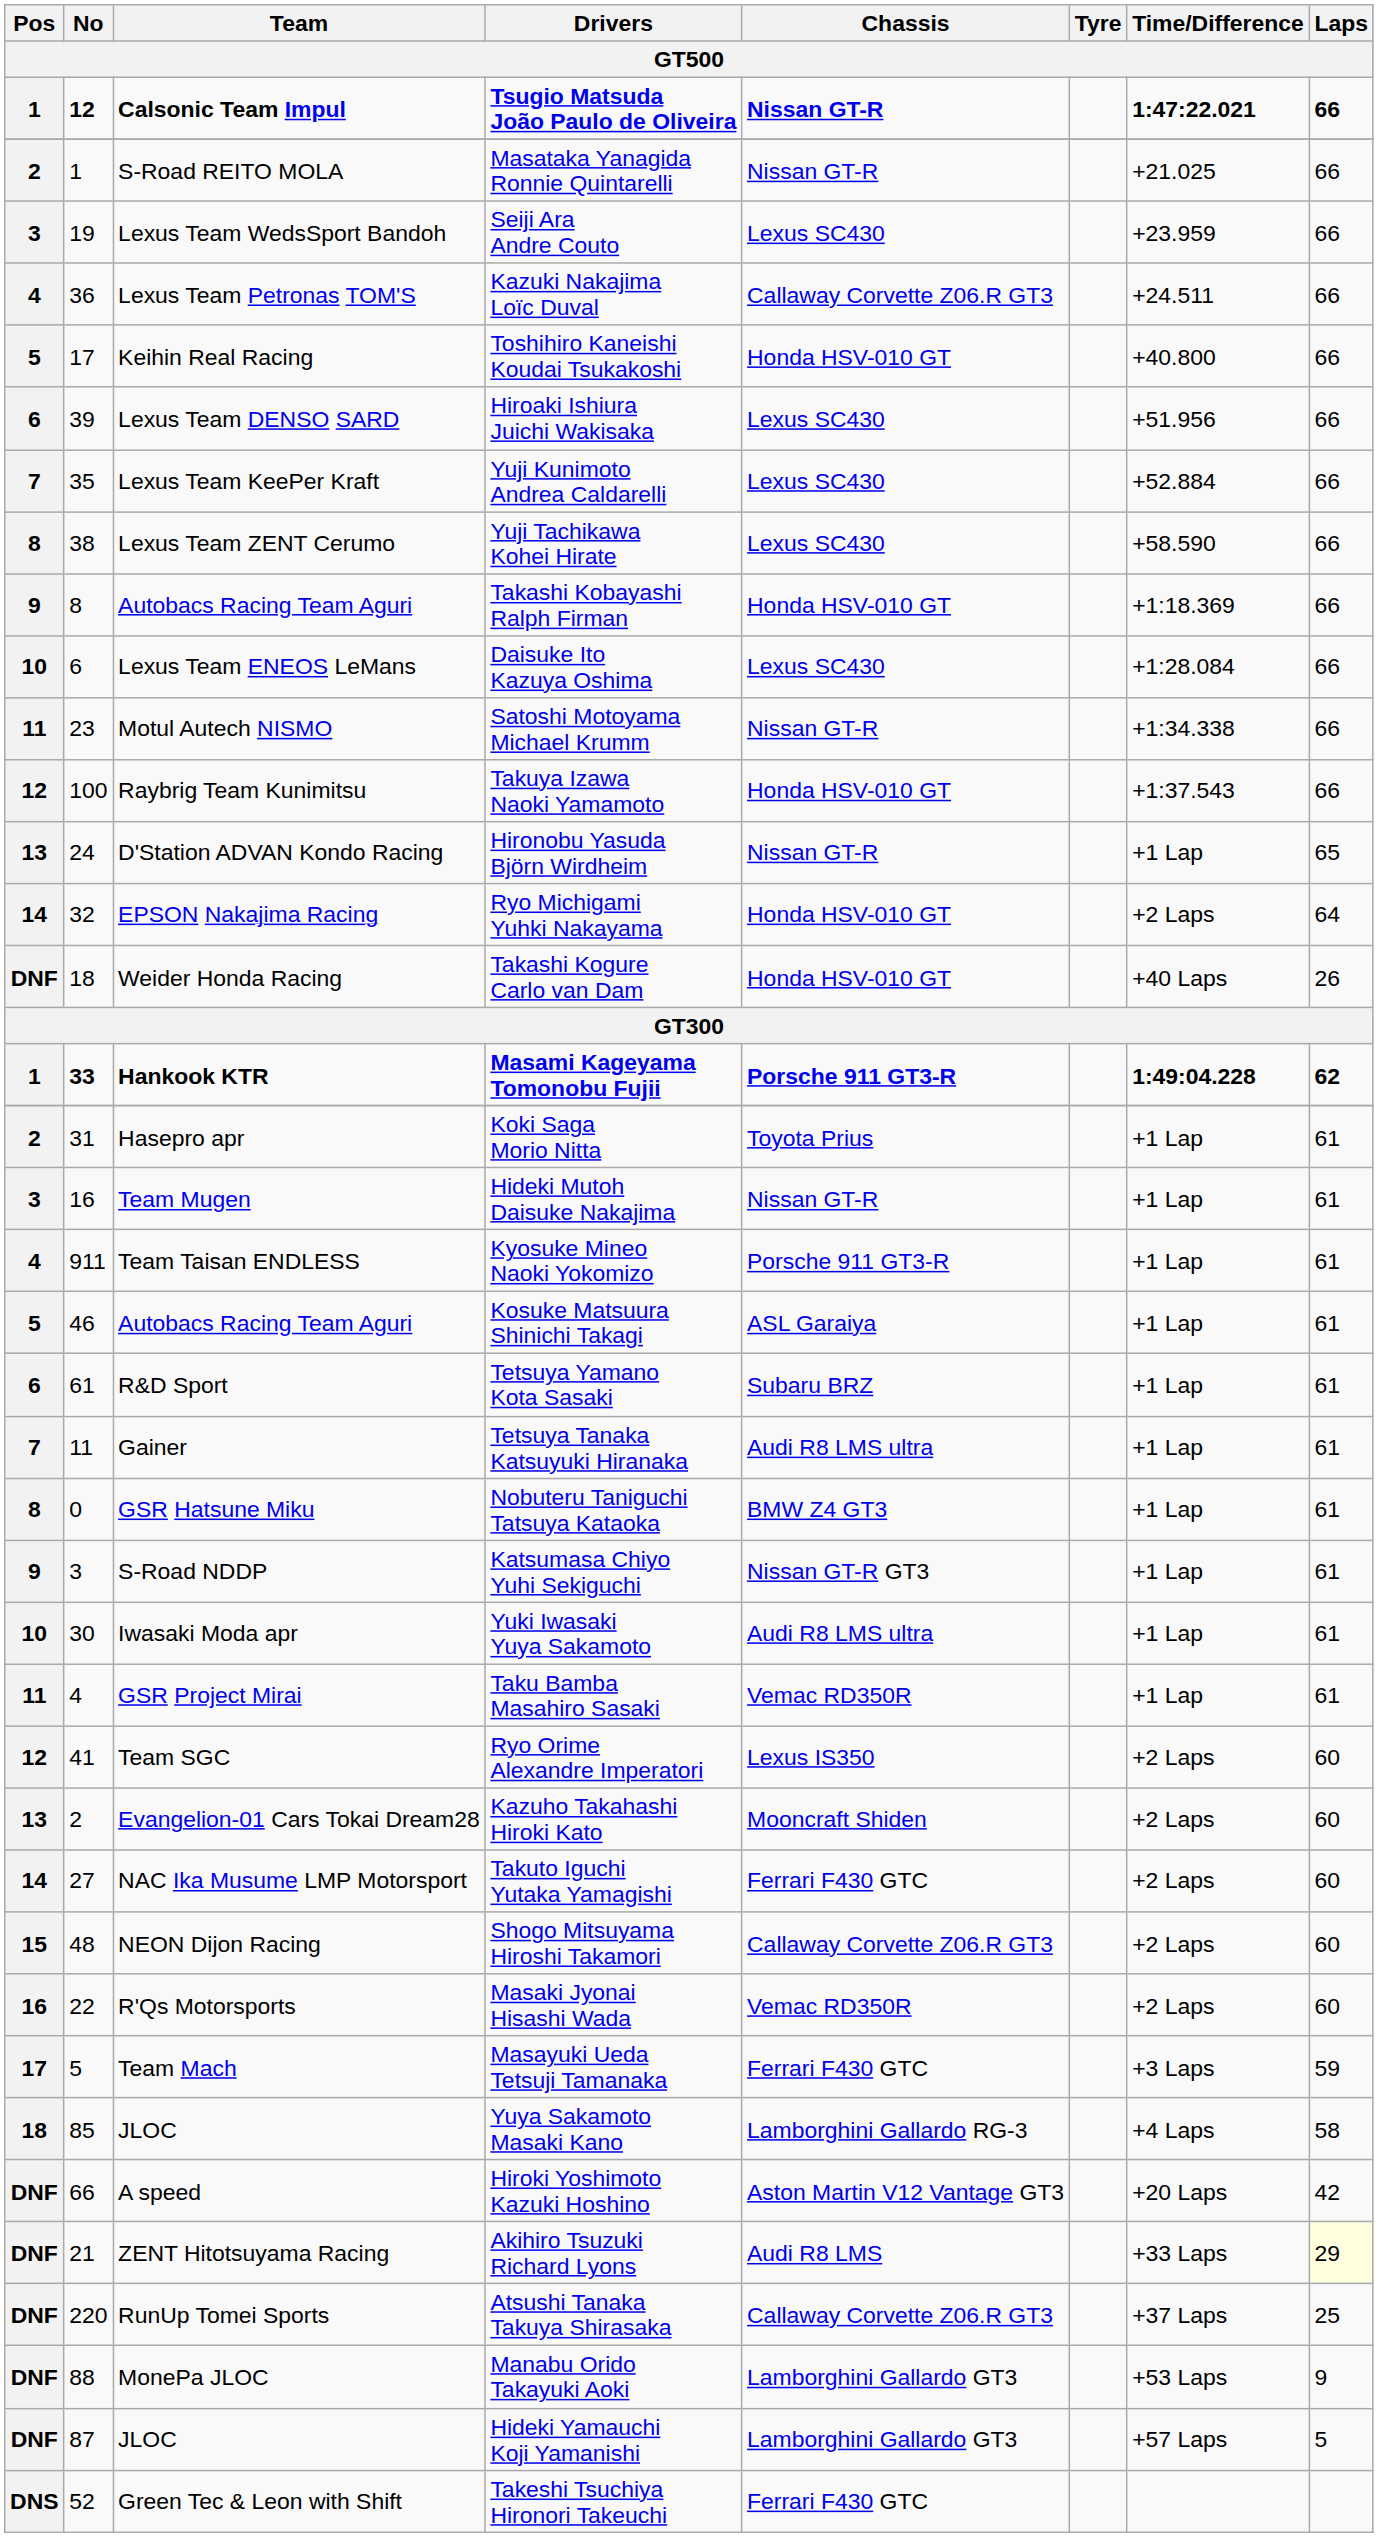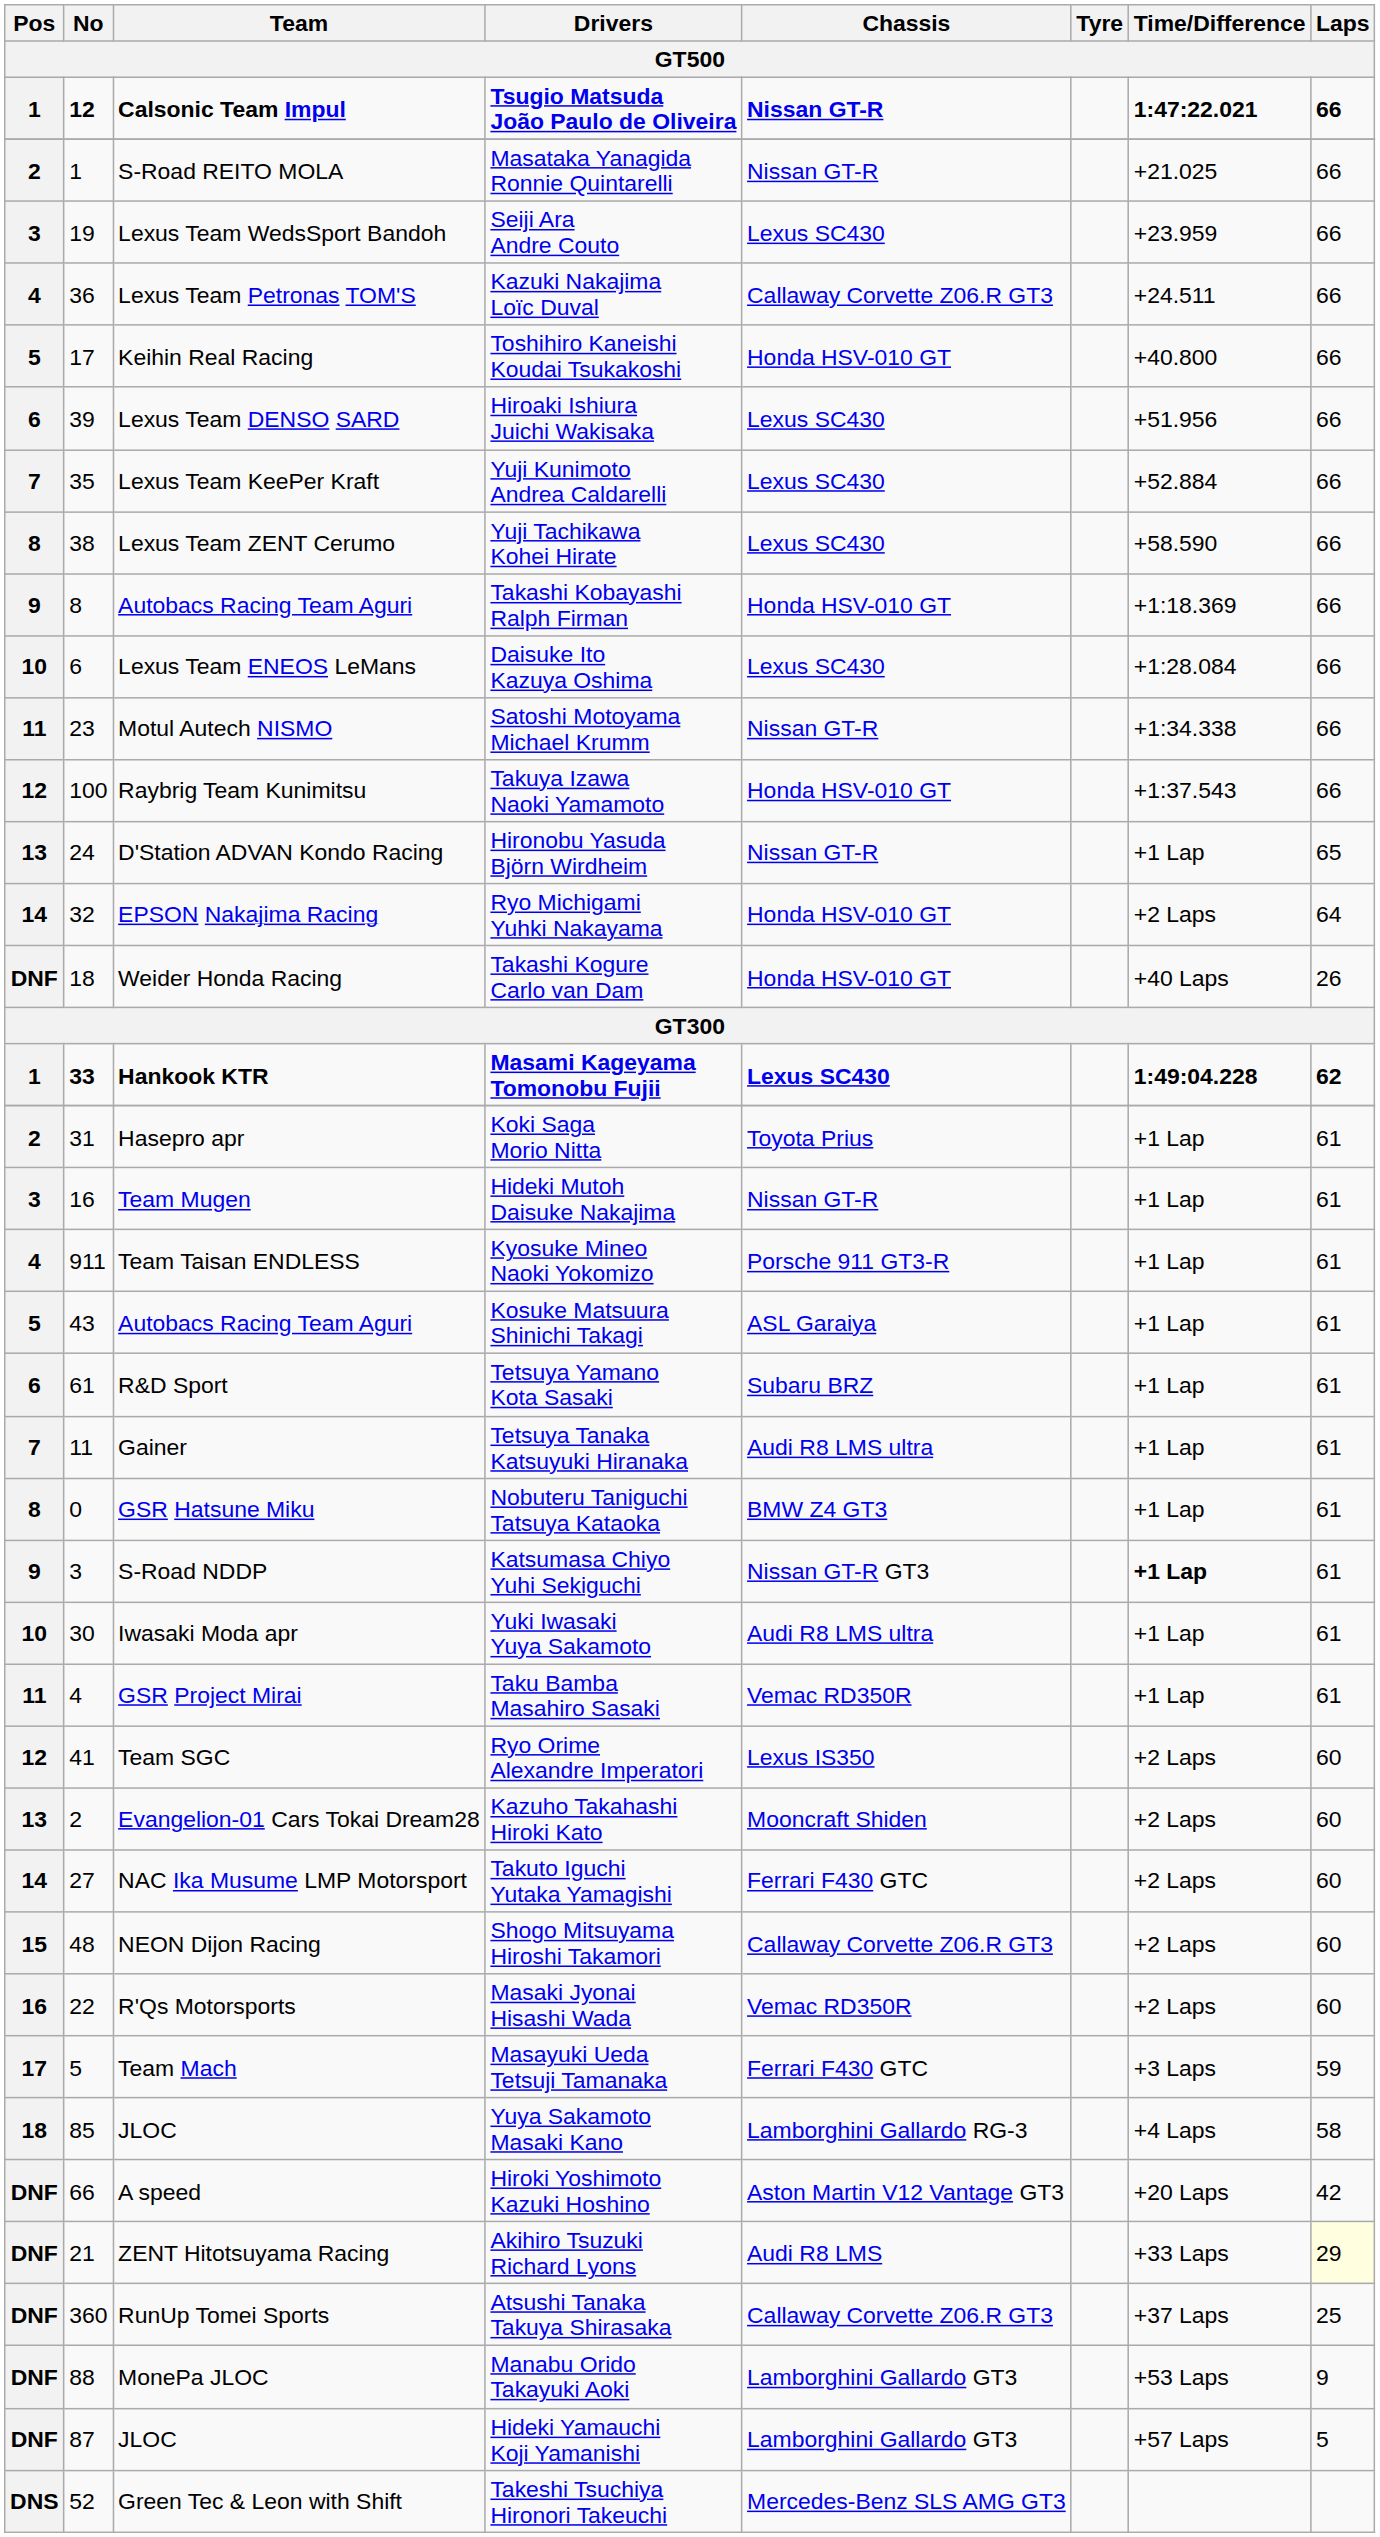(852, 1075) Porsche 911 GT3-R -> (818, 1075) Lexus SC430
(82, 1323) 46 -> (82, 1323) 43
(1168, 1571) normal -> (1170, 1571) bold
(88, 2315) 220 -> (88, 2315) 360
(838, 2501) Ferrari F430 GTC -> (906, 2501) Mercedes-Benz SLS AMG GT3
